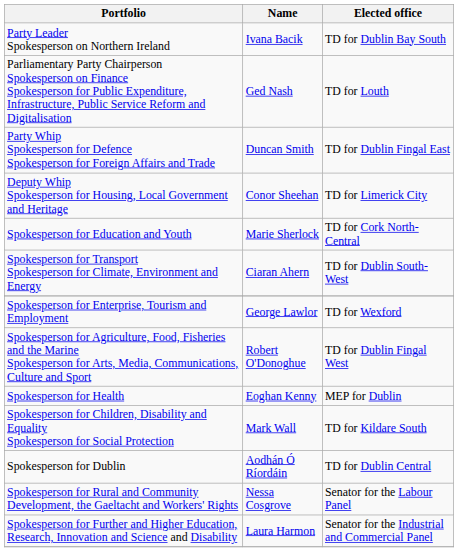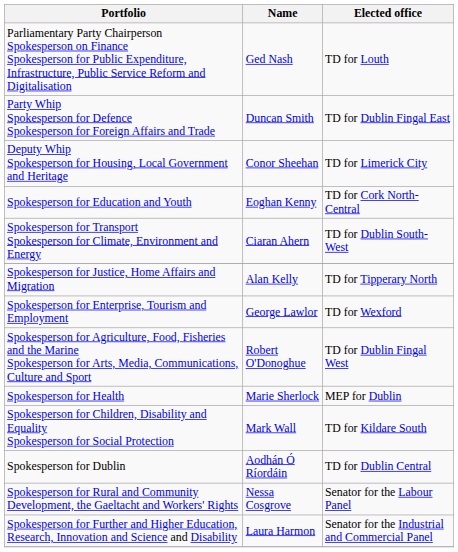- row: (88, 39)
(282, 234) Marie Sherlock -> (281, 202) Eoghan Kenny
+ row: (111, 279)
(281, 396) Eoghan Kenny -> (282, 396) Marie Sherlock
